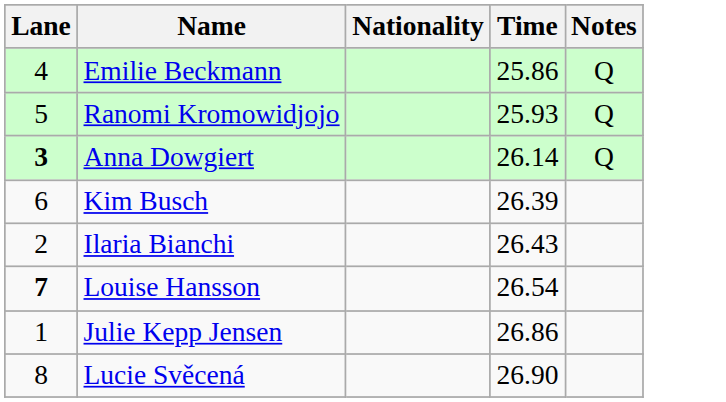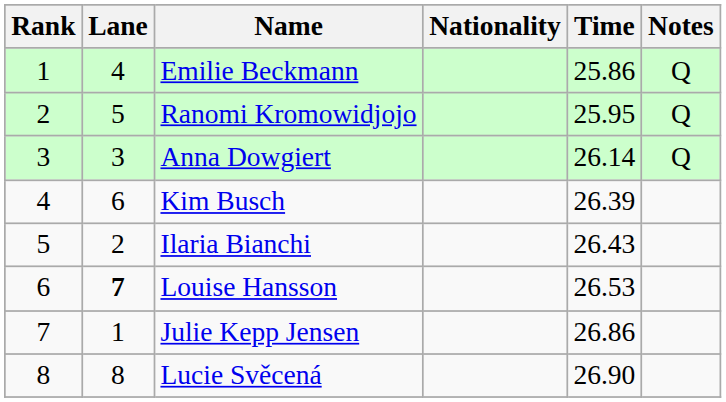+ column: (43, 26)
(527, 113) 25.93 -> (604, 113) 25.95
(41, 157) bold -> (118, 157) normal
(527, 288) 26.54 -> (604, 288) 26.53
